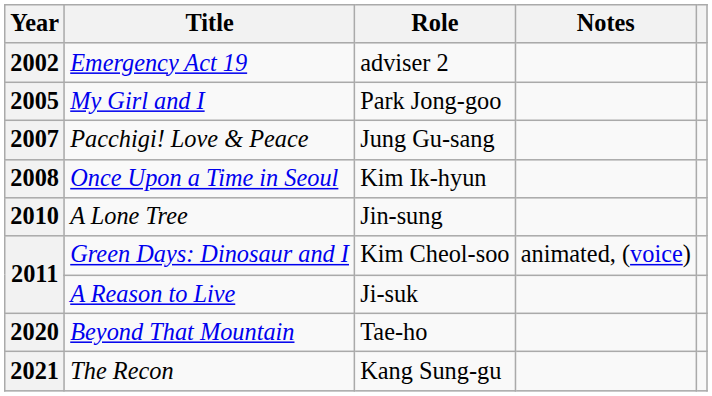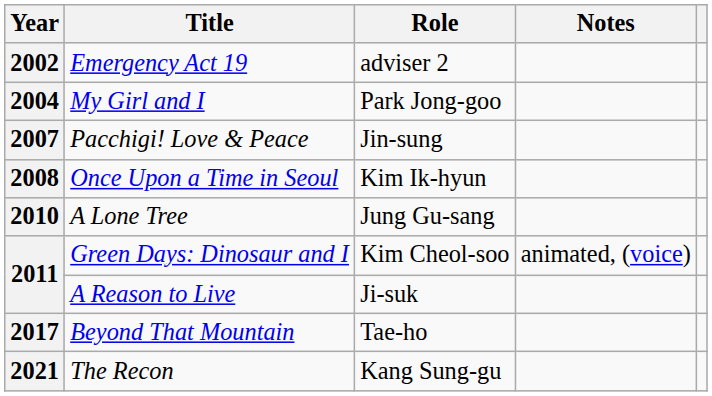(35, 100) 2005 -> (35, 100) 2004
(427, 139) Jung Gu-sang -> (401, 139) Jin-sung
(401, 216) Jin-sung -> (427, 216) Jung Gu-sang
(35, 332) 2020 -> (35, 332) 2017
